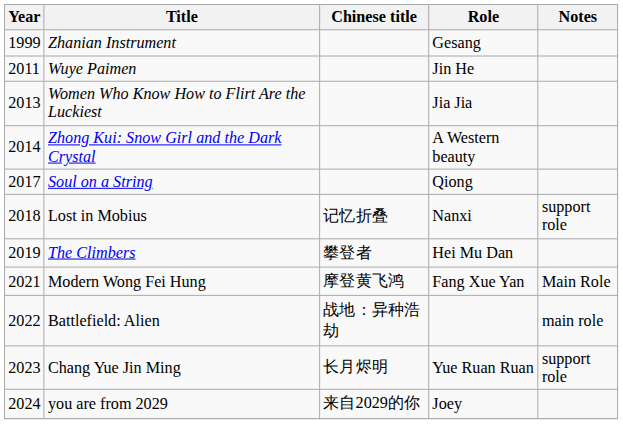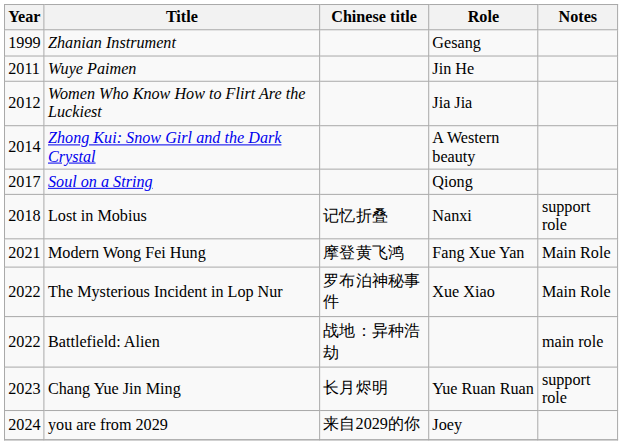(24, 103) 2013 -> (24, 103) 2012
- row: (92, 252)
+ row: (165, 292)
